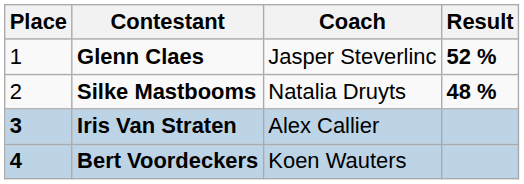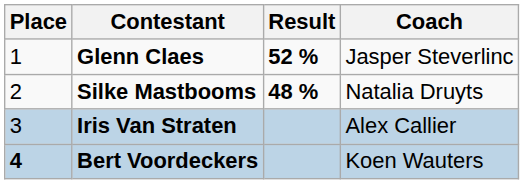columns swapped: (352, 21) <-> (480, 21)
(16, 126) bold -> (16, 126) normal
